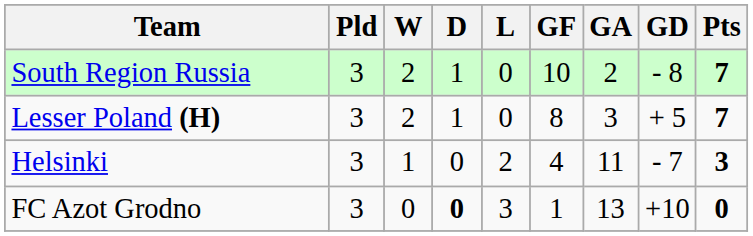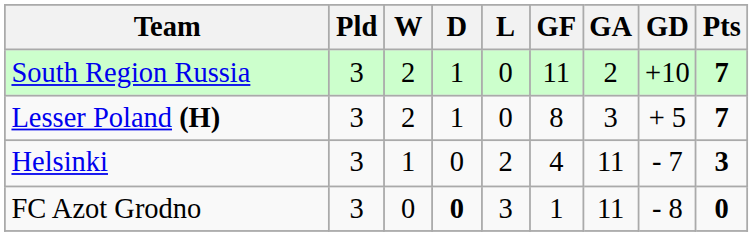(556, 72) 10 -> (556, 72) 11
(667, 72) - 8 -> (667, 72) +10
(611, 207) 13 -> (611, 207) 11
(667, 207) +10 -> (667, 207) - 8
